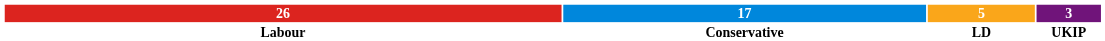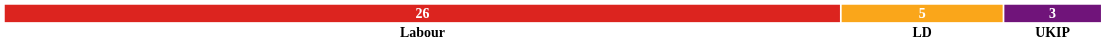- column: (745, 13)
